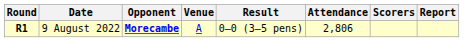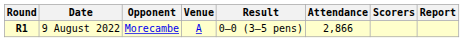(152, 29) bold -> (152, 29) normal
(338, 29) 2,806 -> (338, 29) 2,866
